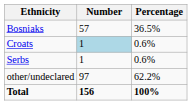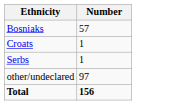- column: (159, 12)
(82, 44) lightblue background -> (82, 44) no background
